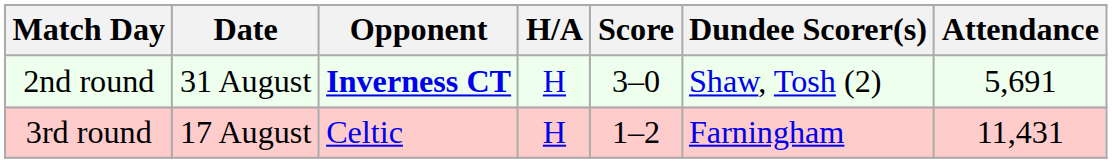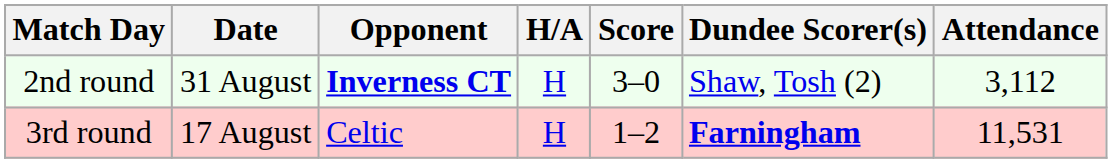(1020, 81) 5,691 -> (1020, 81) 3,112
(767, 132) normal -> (775, 132) bold
(1020, 132) 11,431 -> (1020, 132) 11,531
